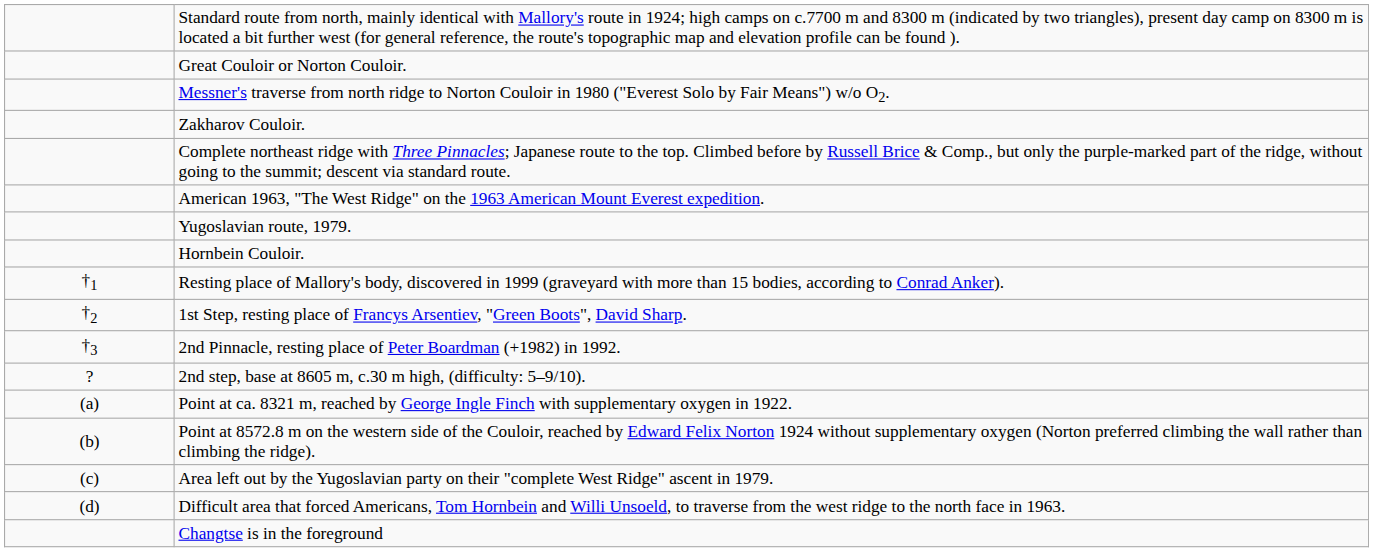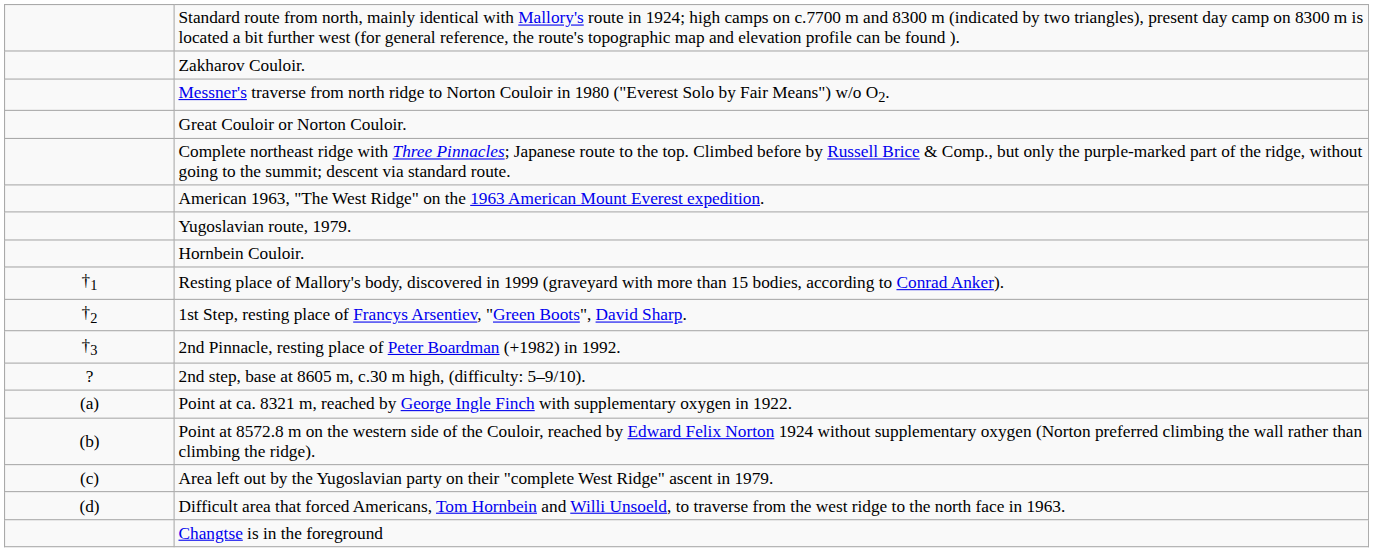rows swapped: (242, 124) <-> (292, 65)
